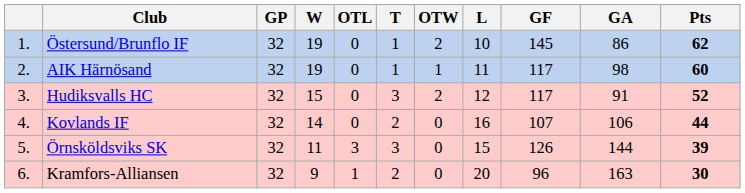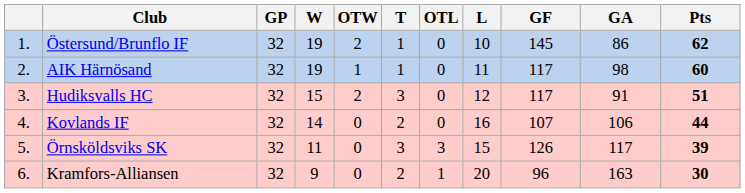columns swapped: (438, 17) <-> (355, 17)
(700, 95) 52 -> (700, 95) 51
(620, 148) 144 -> (620, 148) 117
